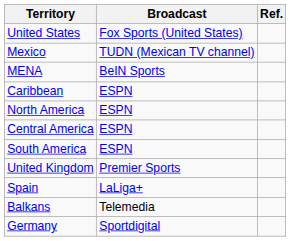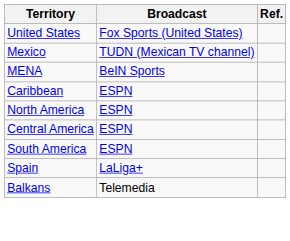- row: (50, 168)
- row: (32, 226)
